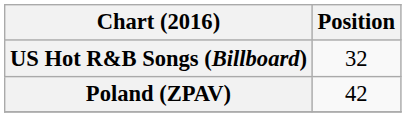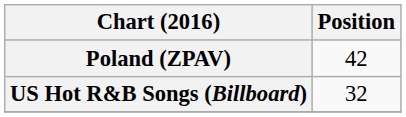rows swapped: (158, 93) <-> (158, 58)
